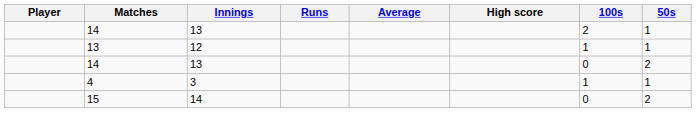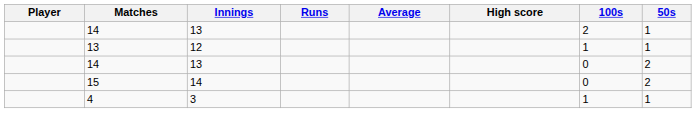rows swapped: (93, 99) <-> (90, 82)
